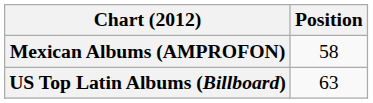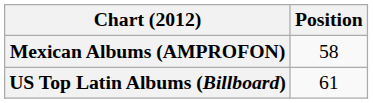(329, 82) 63 -> (329, 82) 61
